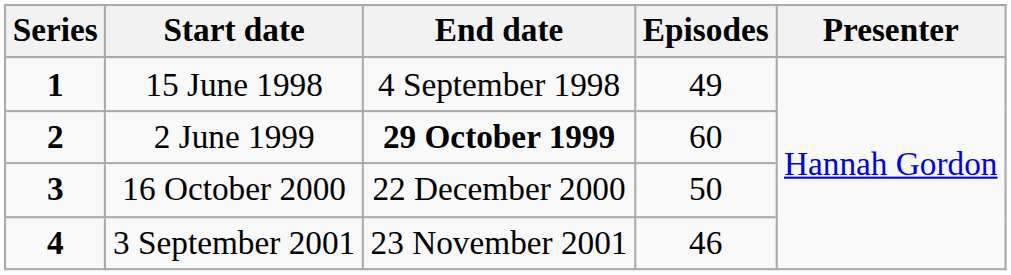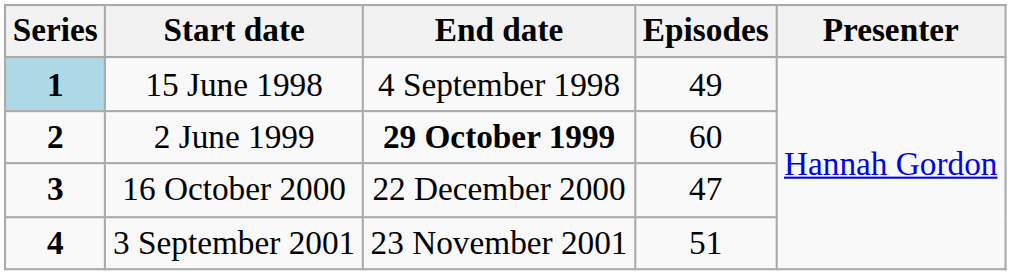(55, 83) no background -> (55, 83) lightblue background
(706, 189) 50 -> (706, 189) 47
(706, 242) 46 -> (706, 242) 51
